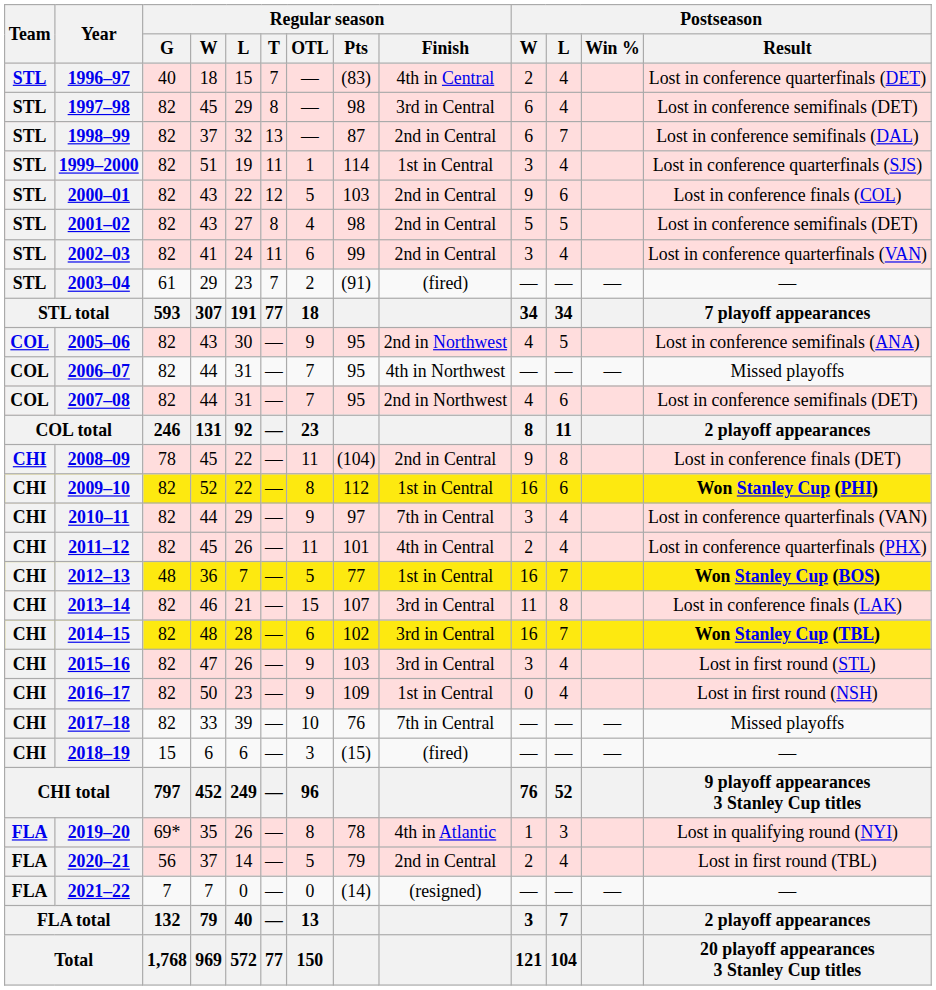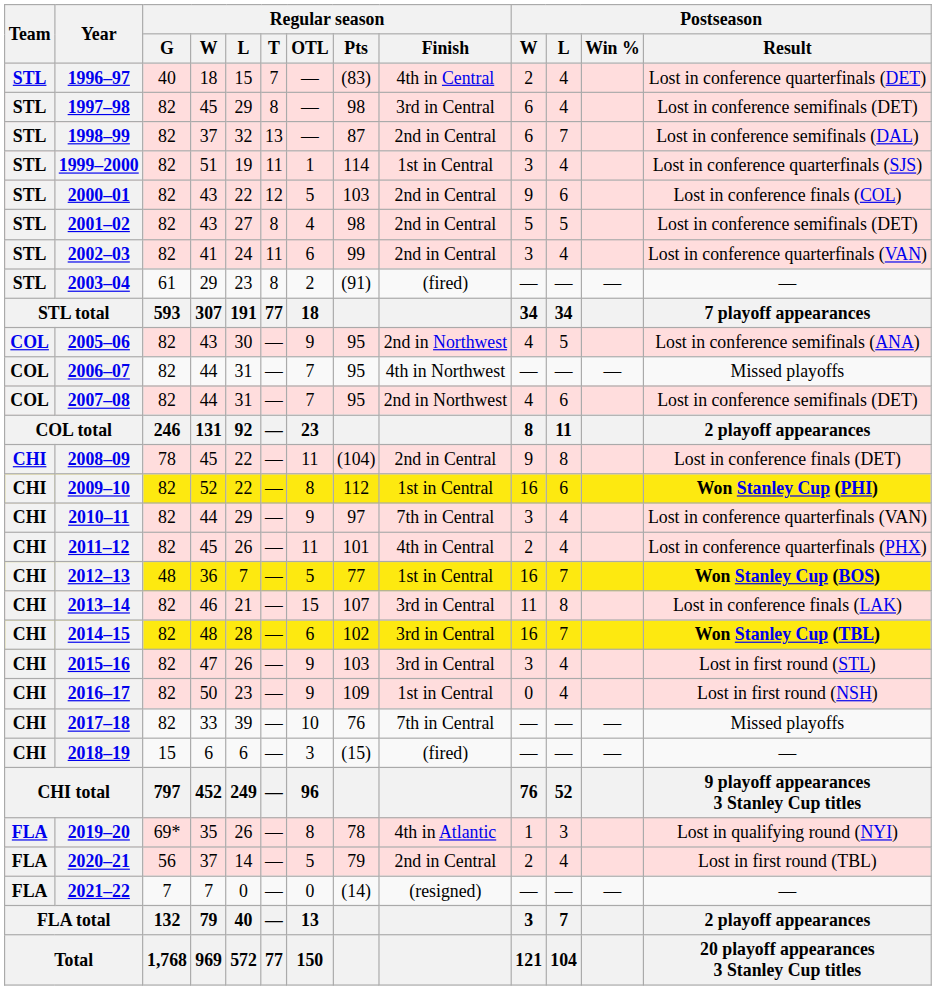(274, 283) 7 -> (274, 283) 8
